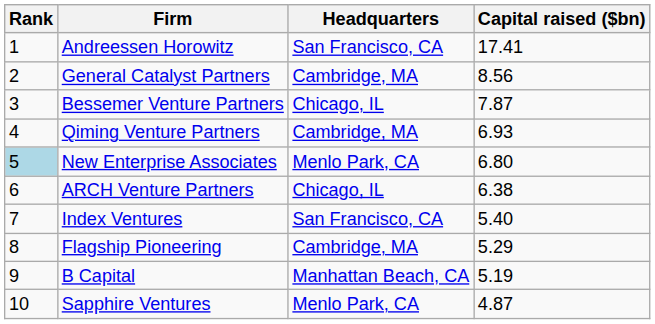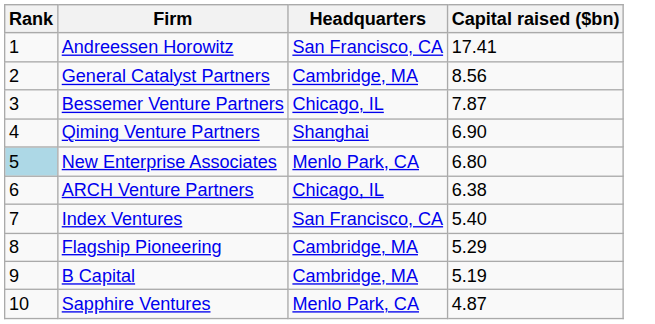(355, 133) Cambridge, MA -> (331, 133) Shanghai
(495, 133) 6.93 -> (469, 133) 6.90
(381, 275) Manhattan Beach, CA -> (355, 275) Cambridge, MA
